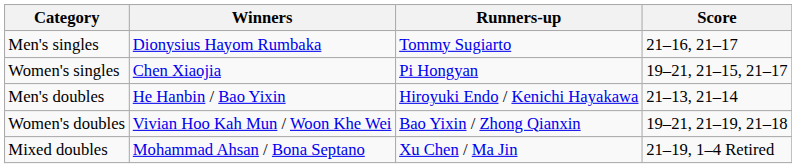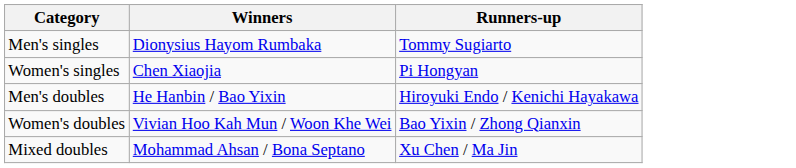- column: (717, 17)
